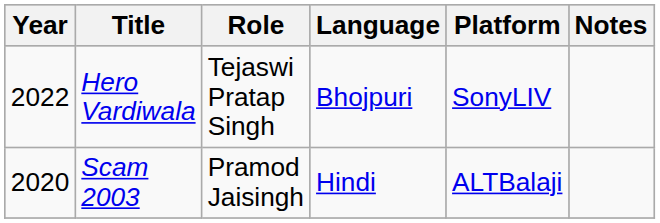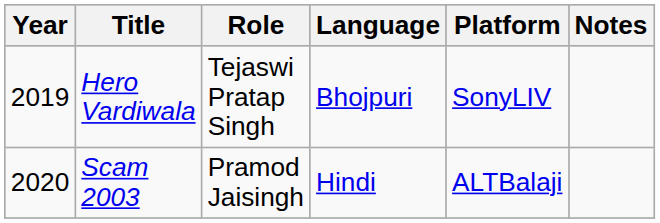(40, 96) 2022 -> (40, 96) 2019
